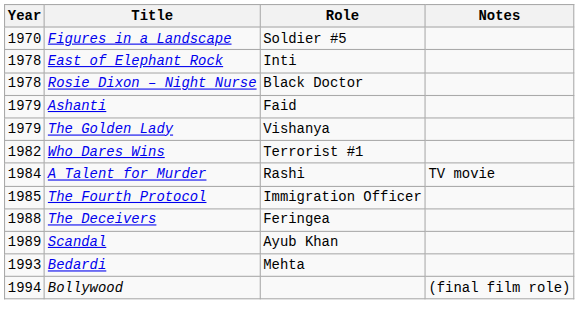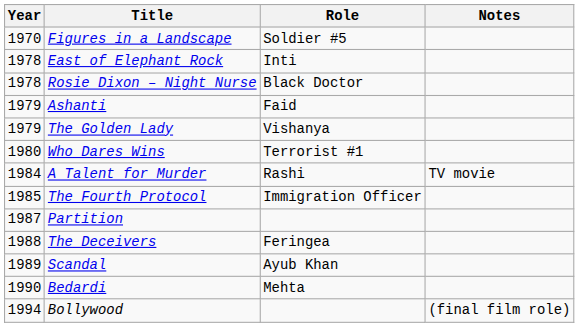(25, 152) 1982 -> (25, 152) 1980
+ row: (85, 220)
(25, 265) 1993 -> (25, 288) 1990
